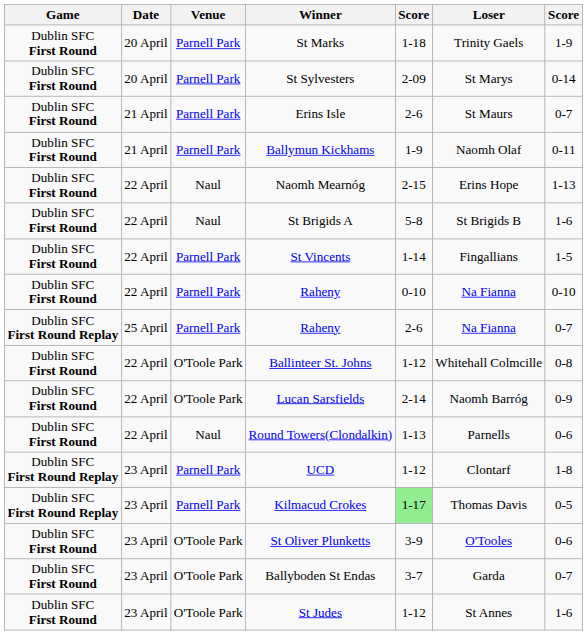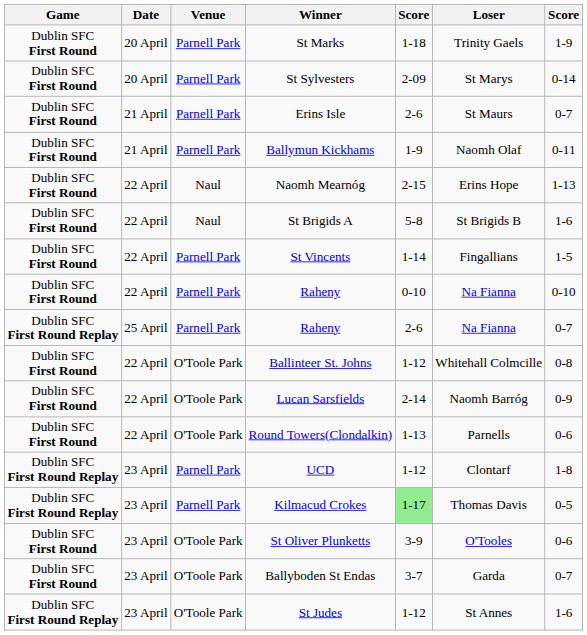(208, 434) Naul -> (208, 434) O'Toole Park
(63, 612) Dublin SFC First Round -> (63, 612) Dublin SFC First Round Replay
